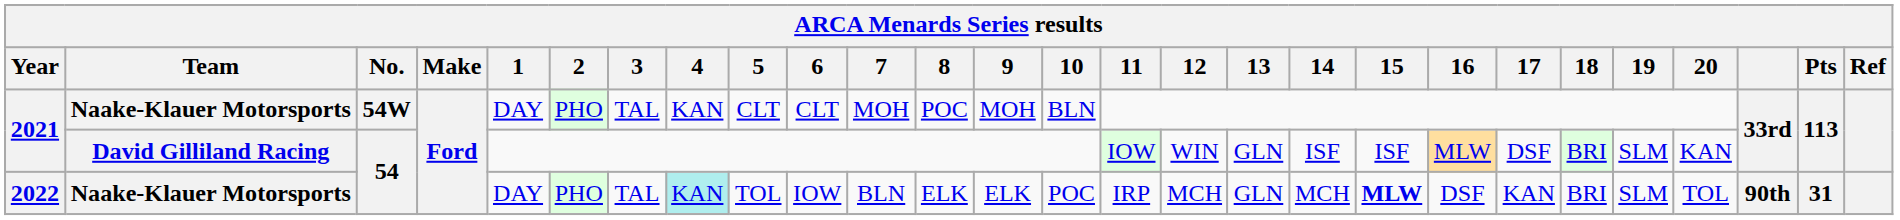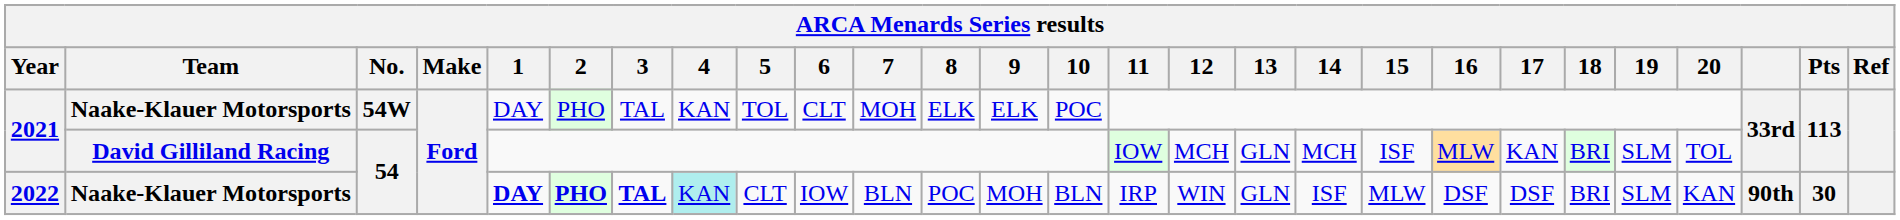(758, 108) CLT -> (765, 108) TOL
(944, 108) POC -> (951, 108) ELK
(1008, 108) MOH -> (1014, 108) ELK
(1071, 108) BLN -> (1078, 108) POC
(1195, 150) WIN -> (1201, 150) MCH
(1322, 150) ISF -> (1329, 150) MCH
(1529, 150) DSF -> (1532, 150) KAN
(1706, 150) KAN -> (1709, 150) TOL
(518, 192) normal -> (518, 192) bold
(579, 192) normal -> (581, 192) bold
(637, 192) normal -> (642, 192) bold
(758, 192) TOL -> (765, 192) CLT
(944, 192) ELK -> (951, 192) POC
(1008, 192) ELK -> (1014, 192) MOH
(1071, 192) POC -> (1078, 192) BLN
(1195, 192) MCH -> (1201, 192) WIN
(1322, 192) MCH -> (1329, 192) ISF
(1392, 192) bold -> (1397, 192) normal
(1529, 192) KAN -> (1532, 192) DSF
(1706, 192) TOL -> (1709, 192) KAN
(1821, 192) 31 -> (1824, 192) 30
